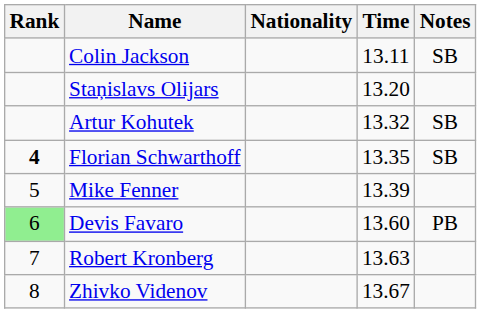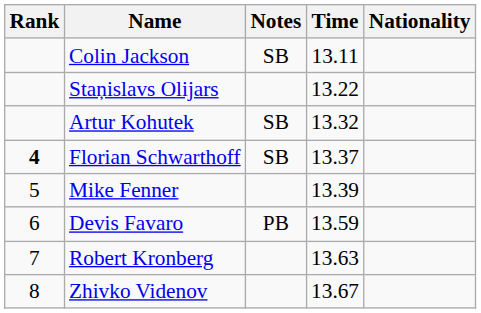columns swapped: (301, 21) <-> (445, 21)
(386, 88) 13.20 -> (335, 88) 13.22
(386, 156) 13.35 -> (335, 156) 13.37
(34, 223) lightgreen background -> (34, 223) no background
(386, 223) 13.60 -> (335, 223) 13.59
